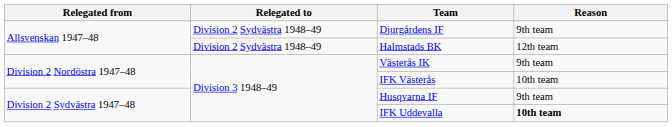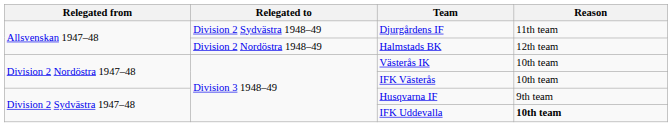(535, 29) 9th team -> (537, 29) 11th team
(257, 46) Division 2 Sydvästra 1948–49 -> (258, 46) Division 2 Nordöstra 1948–49
(535, 63) 9th team -> (537, 63) 10th team
